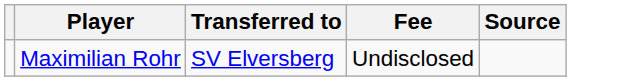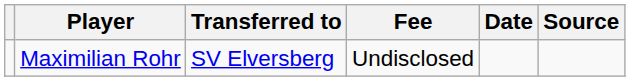+ column: (509, 22)
